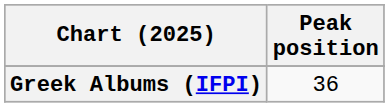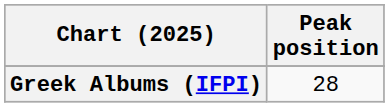(326, 84) 36 -> (326, 84) 28
